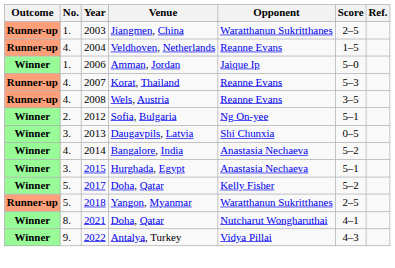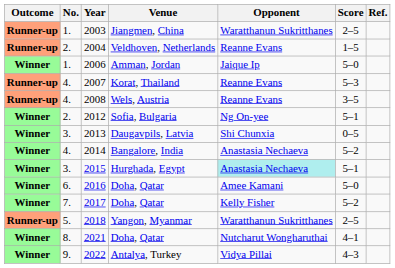(67, 47) 4. -> (67, 47) 2.
(264, 168) no background -> (264, 168) paleturquoise background
+ row: (95, 185)
(67, 185) 5. -> (67, 202) 7.
